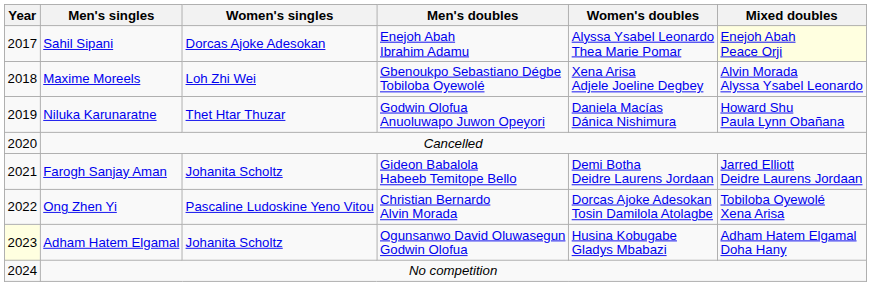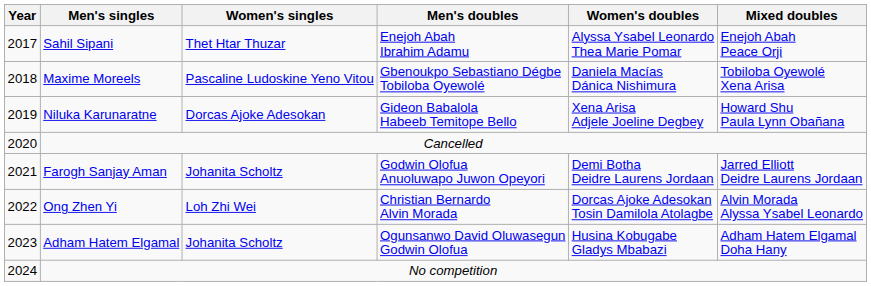(255, 44) Dorcas Ajoke Adesokan -> (235, 44) Thet Htar Thuzar
(758, 44) lightyellow background -> (758, 44) no background
(221, 79) Loh Zhi Wei -> (280, 79) Pascaline Ludoskine Yeno Vitou
(638, 79) Xena Arisa Adjele Joeline Degbey -> (624, 79) Daniela Macías Dánica Nishimura
(792, 79) Alvin Morada Alyssa Ysabel Leonardo -> (773, 79) Tobiloba Oyewolé Xena Arisa
(235, 115) Thet Htar Thuzar -> (255, 115) Dorcas Ajoke Adesokan
(462, 115) Godwin Olofua Anuoluwapo Juwon Opeyori -> (448, 115) Gideon Babalola Habeeb Temitope Bello
(624, 115) Daniela Macías Dánica Nishimura -> (638, 115) Xena Arisa Adjele Joeline Degbey
(448, 171) Gideon Babalola Habeeb Temitope Bello -> (462, 171) Godwin Olofua Anuoluwapo Juwon Opeyori
(280, 207) Pascaline Ludoskine Yeno Vitou -> (221, 207) Loh Zhi Wei
(773, 207) Tobiloba Oyewolé Xena Arisa -> (792, 207) Alvin Morada Alyssa Ysabel Leonardo
(22, 243) lightyellow background -> (22, 243) no background
